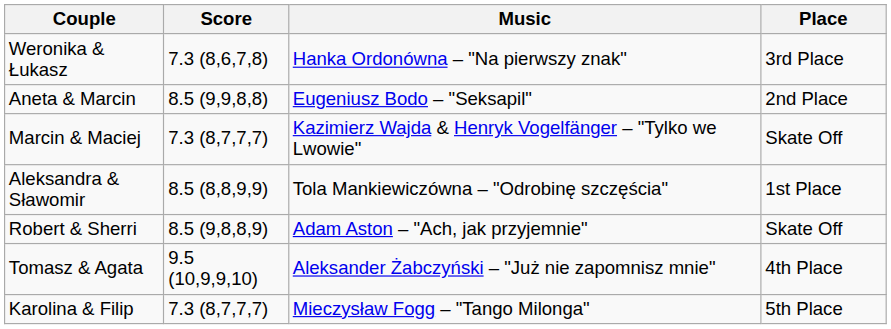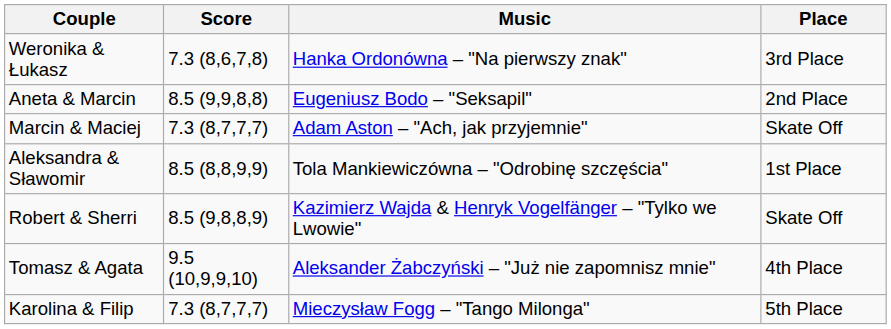(505, 138) Kazimierz Wajda & Henryk Vogelfänger – "Tylko we Lwowie" -> (440, 128) Adam Aston – "Ach, jak przyjemnie"
(440, 229) Adam Aston – "Ach, jak przyjemnie" -> (505, 218) Kazimierz Wajda & Henryk Vogelfänger – "Tylko we Lwowie"
